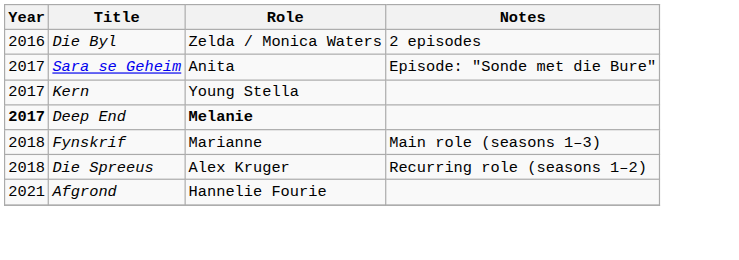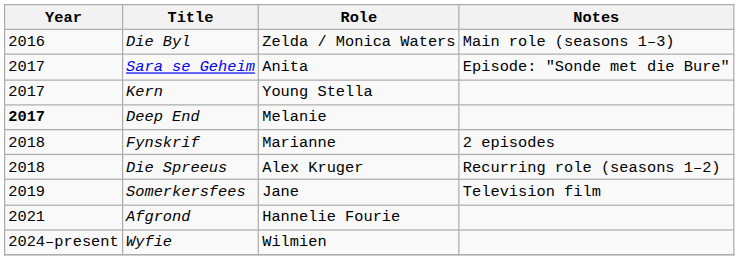(435, 42) 2 episodes -> (569, 42) Main role (seasons 1–3)
(221, 117) bold -> (294, 117) normal
(495, 142) Main role (seasons 1–3) -> (509, 142) 2 episodes
+ row: (186, 192)
+ row: (149, 242)
